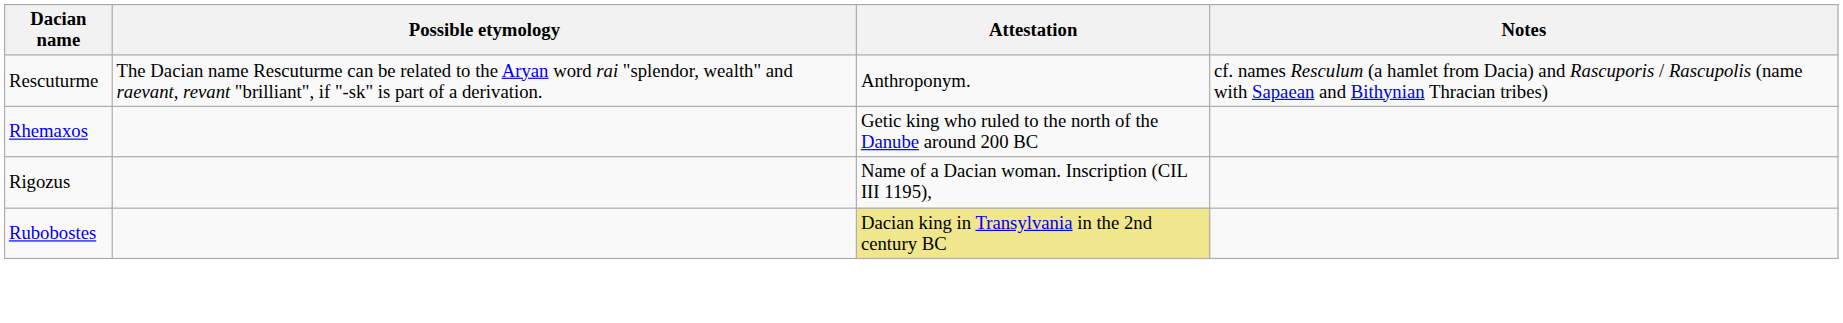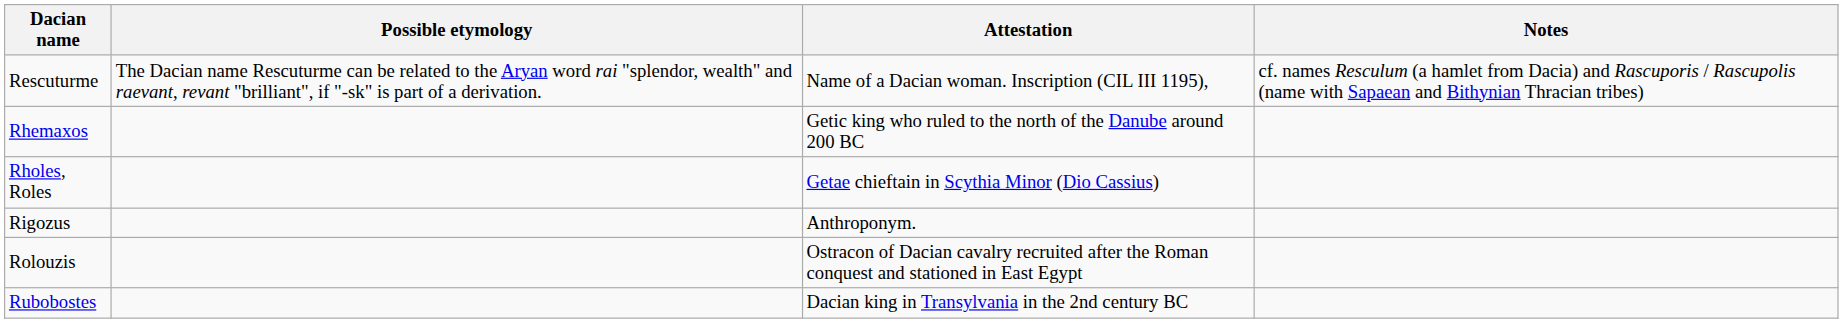(916, 80) Anthroponym. -> (1007, 80) Name of a Dacian woman. Inscription (CIL III 1195),
+ row: (37, 182)
(1024, 182) Name of a Dacian woman. Inscription (CIL III 1195), -> (861, 222) Anthroponym.
+ row: (42, 262)
(1006, 232) khaki background -> (997, 302) no background
